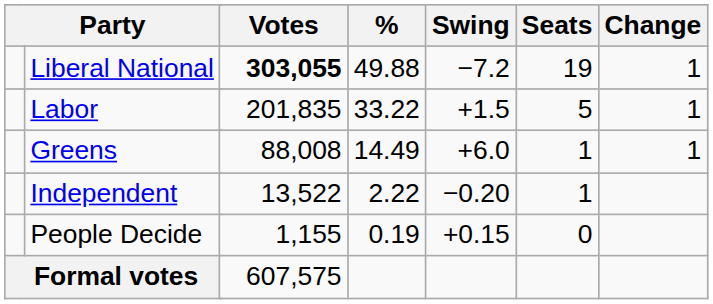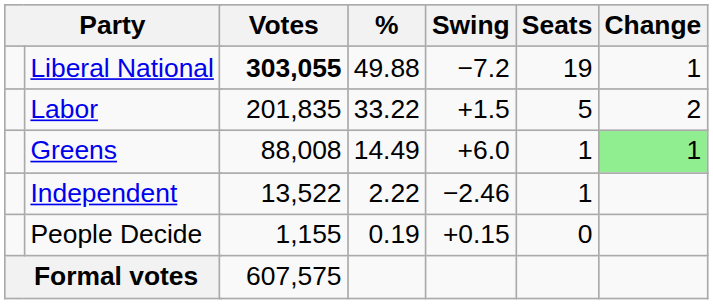(694, 109) 1 -> (694, 109) 2
(694, 151) no background -> (694, 151) lightgreen background
(476, 192) −0.20 -> (476, 192) −2.46
